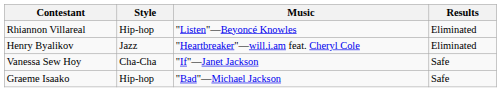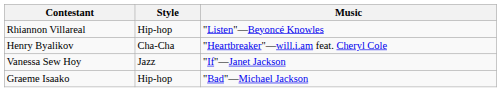- column: (463, 12)
(128, 45) Jazz -> (156, 45) Cha-Cha
(138, 62) Cha-Cha -> (146, 62) Jazz
